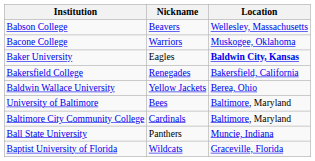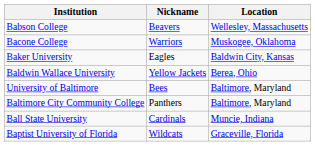(255, 57) bold -> (252, 57) normal
- row: (45, 73)
(167, 118) Cardinals -> (165, 103) Panthers
(165, 133) Panthers -> (167, 118) Cardinals
